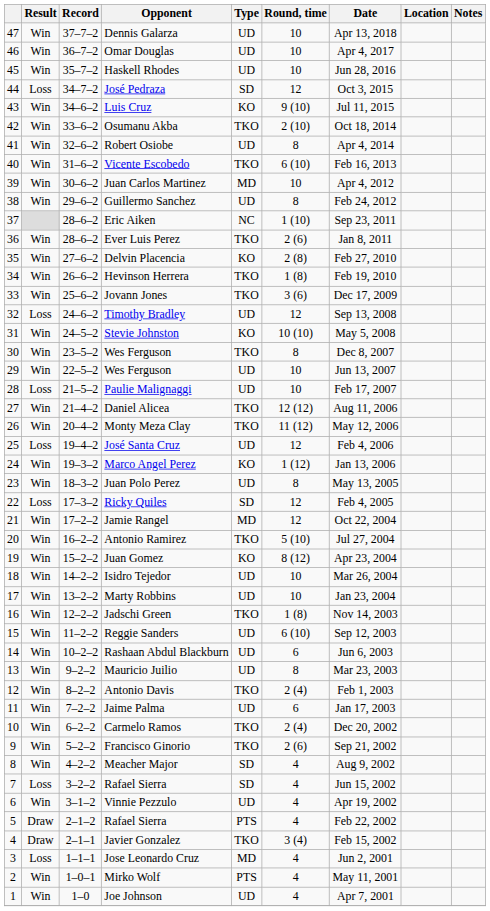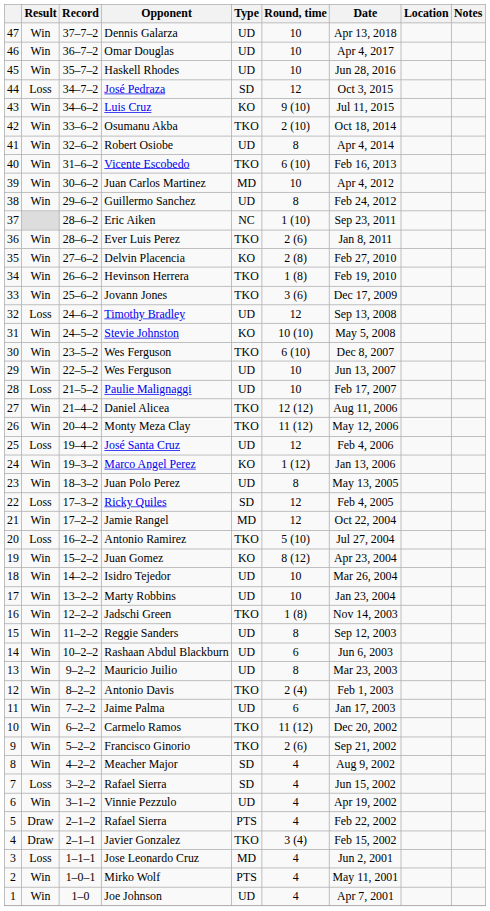(296, 351) 8 -> (296, 351) 6 (10)
(41, 539) Win -> (41, 539) Loss
(296, 633) 6 (10) -> (296, 633) 8
(296, 727) 2 (4) -> (296, 727) 11 (12)
